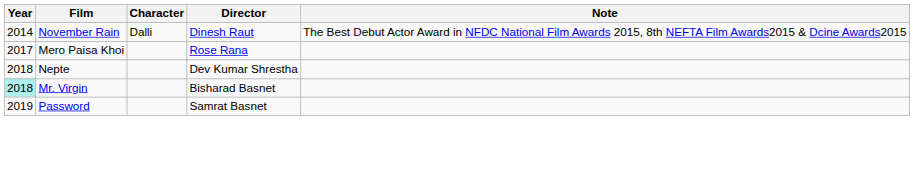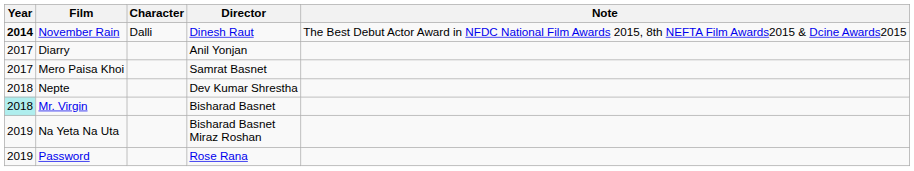(20, 32) normal -> (20, 32) bold
+ row: (54, 50)
(219, 50) Rose Rana -> (228, 69) Samrat Basnet
+ row: (79, 131)
(228, 106) Samrat Basnet -> (219, 156) Rose Rana
